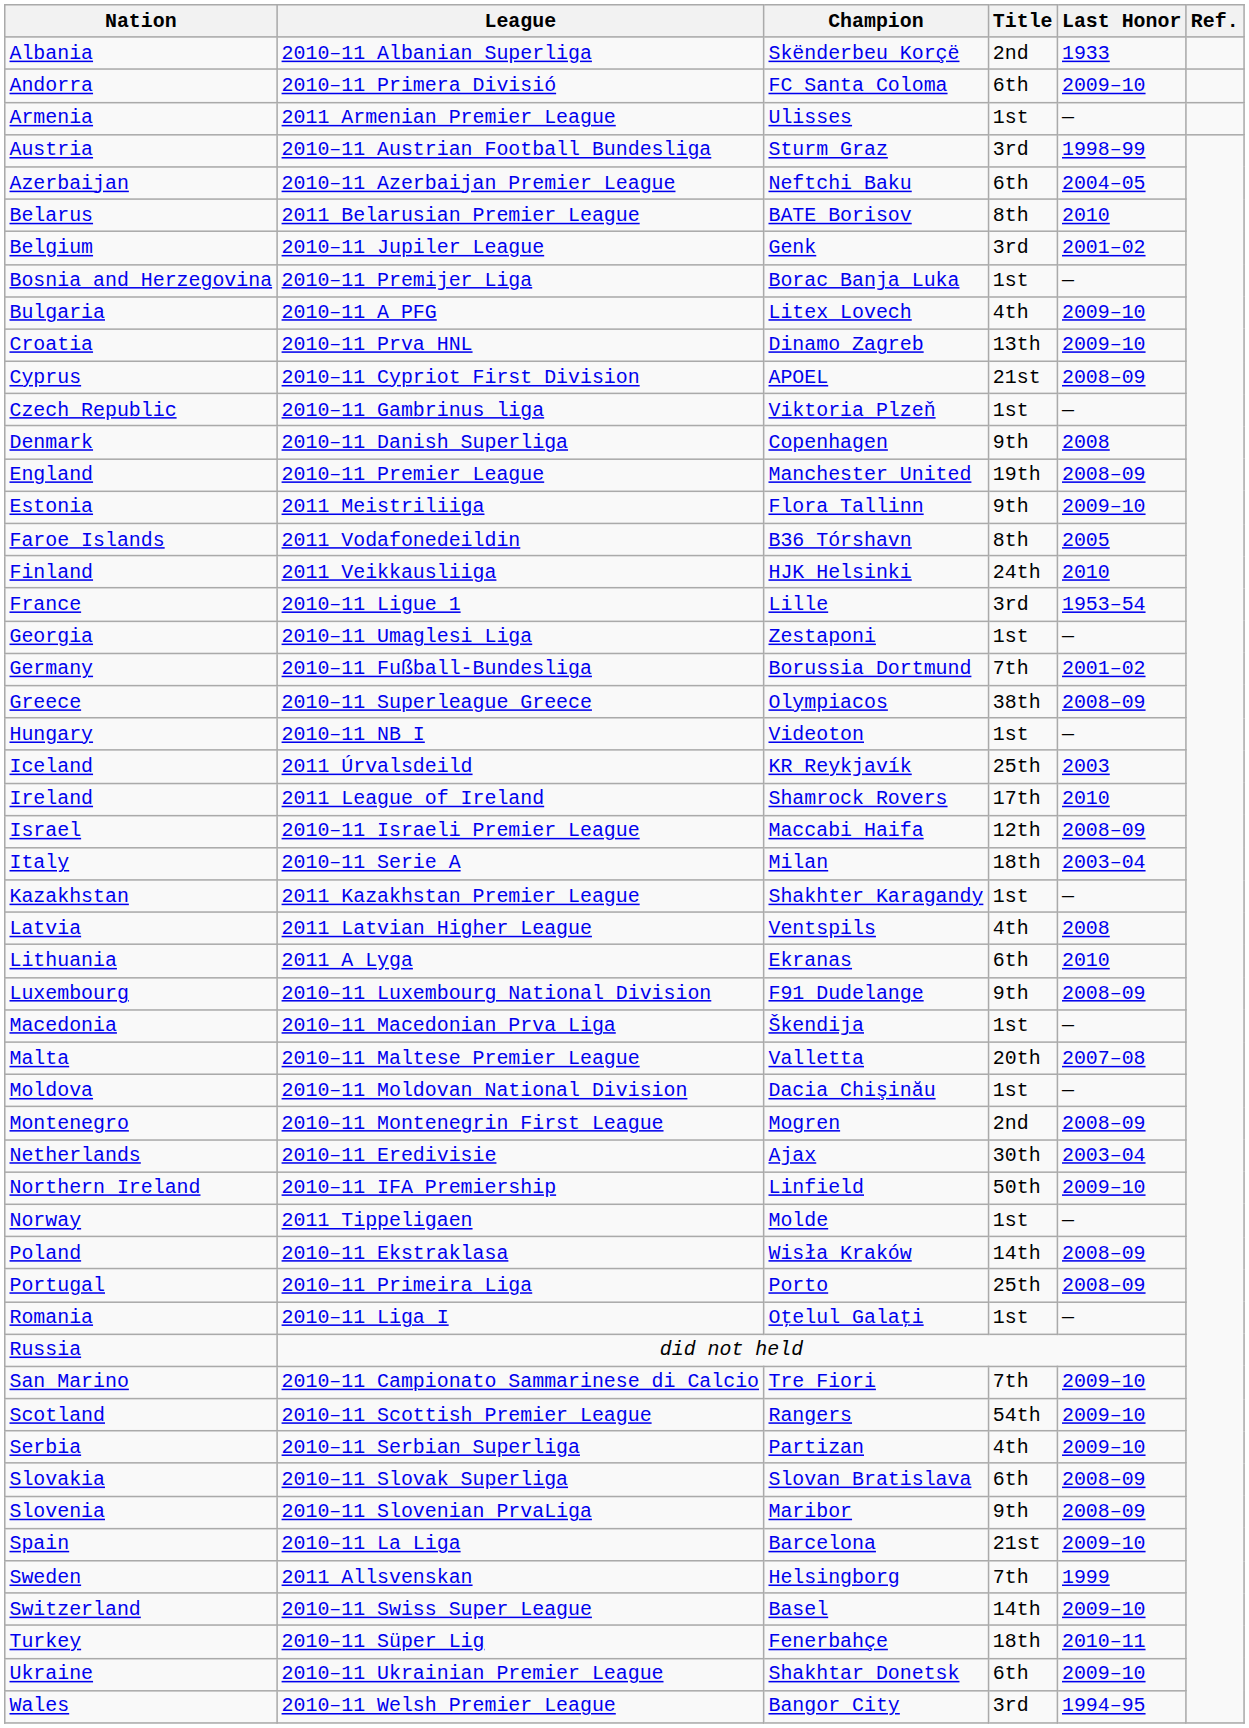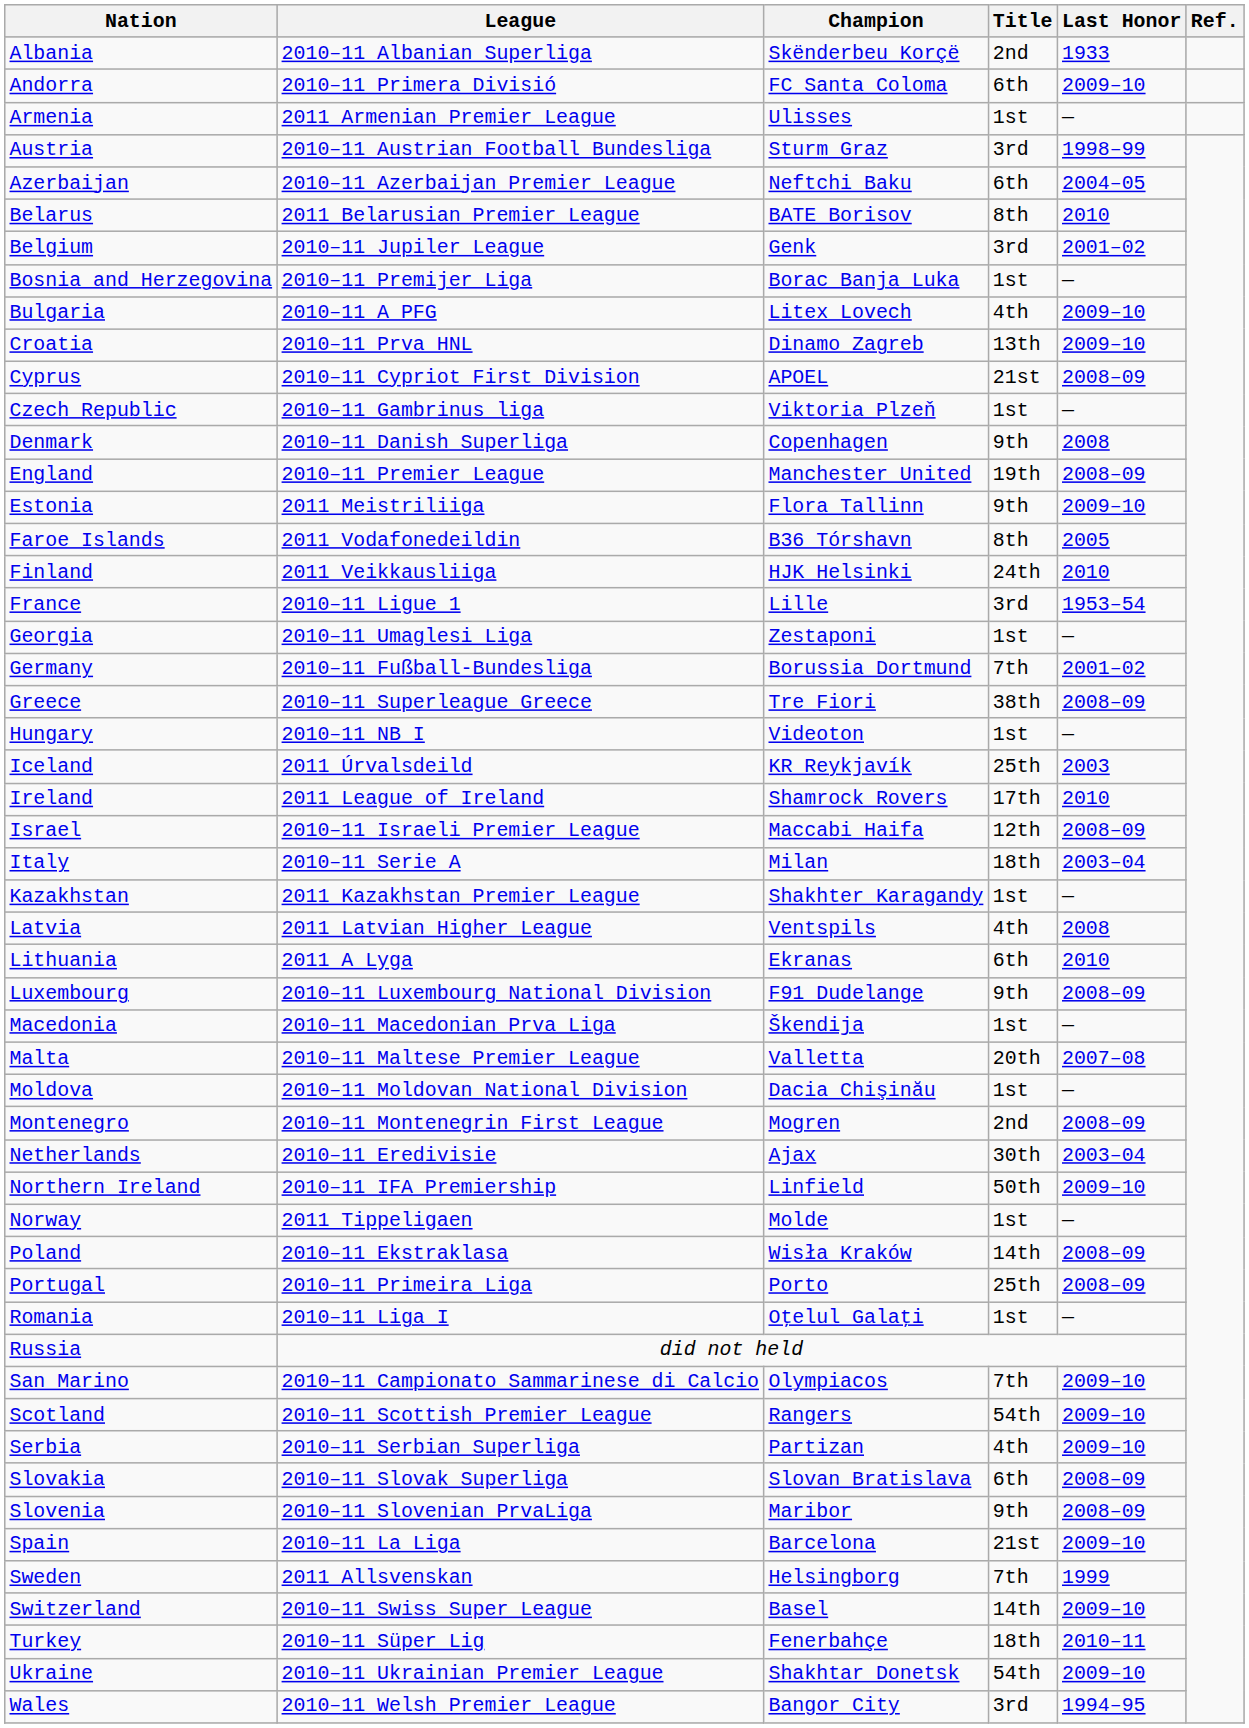(828, 702) Olympiacos -> (822, 702) Tre Fiori
(822, 1382) Tre Fiori -> (828, 1382) Olympiacos
(1011, 1674) 6th -> (1017, 1674) 54th
